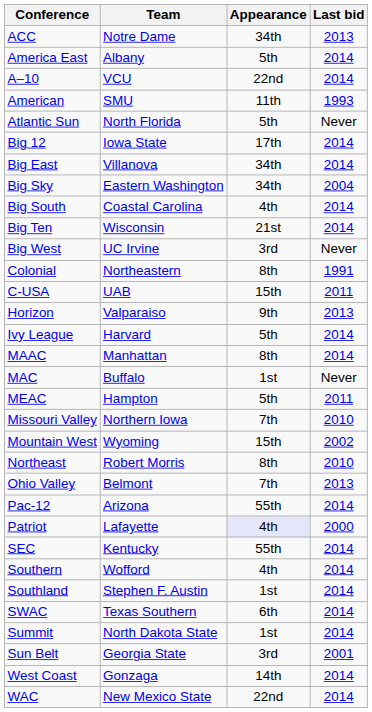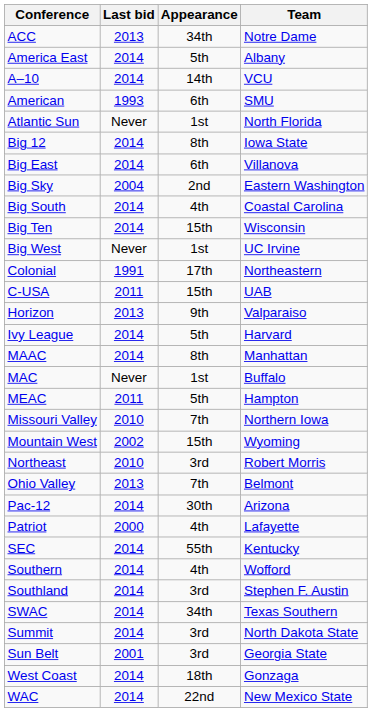columns swapped: (163, 15) <-> (339, 15)
(268, 79) 22nd -> (199, 79) 14th
(268, 100) 11th -> (199, 100) 6th
(268, 121) 5th -> (199, 121) 1st
(268, 143) 17th -> (199, 143) 8th
(268, 164) 34th -> (199, 164) 6th
(268, 185) 34th -> (199, 185) 2nd
(268, 228) 21st -> (199, 228) 15th
(268, 249) 3rd -> (199, 249) 1st
(268, 270) 8th -> (199, 270) 17th
(268, 462) 8th -> (199, 462) 3rd
(268, 505) 55th -> (199, 505) 30th
(268, 526) lavender background -> (199, 526) no background
(268, 590) 1st -> (199, 590) 3rd
(268, 611) 6th -> (199, 611) 34th
(268, 633) 1st -> (199, 633) 3rd
(268, 675) 14th -> (199, 675) 18th
